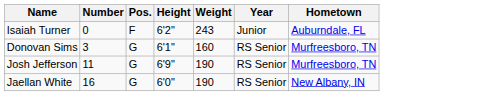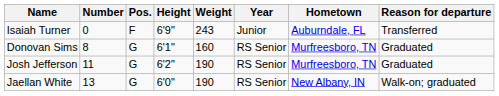+ column: (436, 13)
(166, 30) 6'2" -> (166, 30) 6'9"
(86, 47) 3 -> (86, 47) 8
(166, 64) 6'9" -> (166, 64) 6'2"
(89, 82) 16 -> (89, 82) 13
